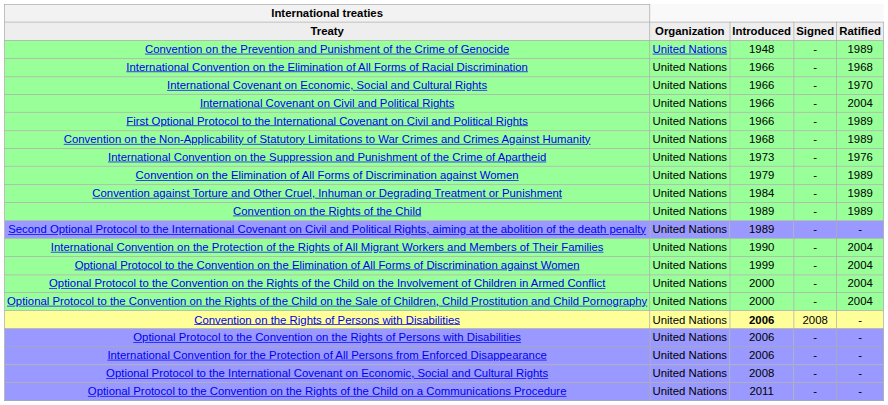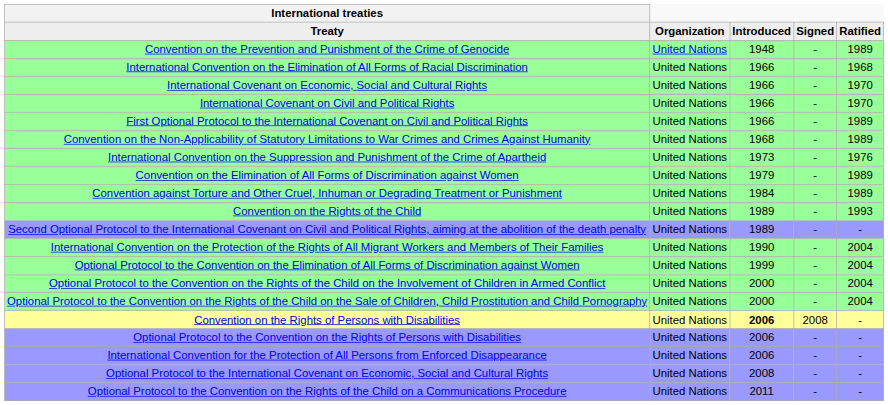(860, 103) 2004 -> (860, 103) 1970
(860, 211) 1989 -> (860, 211) 1993
